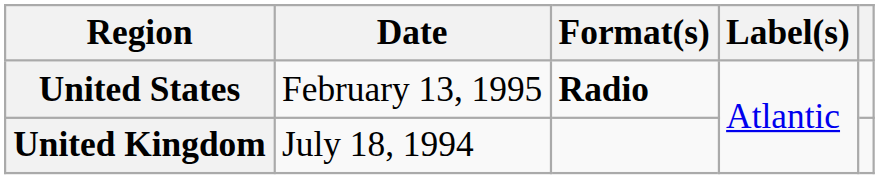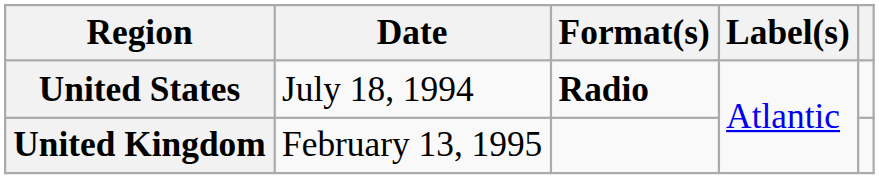(412, 88) February 13, 1995 -> (378, 88) July 18, 1994
(378, 144) July 18, 1994 -> (412, 144) February 13, 1995
